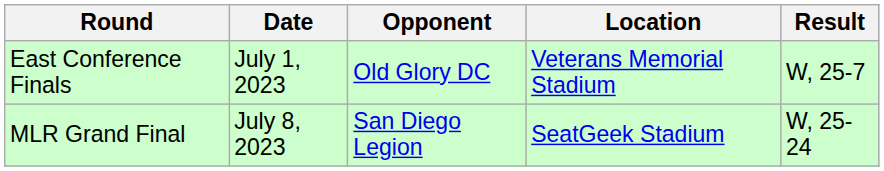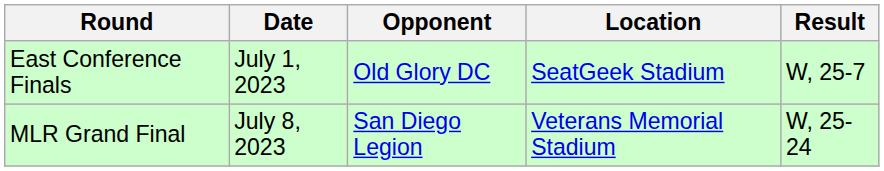(627, 72) Veterans Memorial Stadium -> (628, 72) SeatGeek Stadium
(628, 134) SeatGeek Stadium -> (627, 134) Veterans Memorial Stadium
